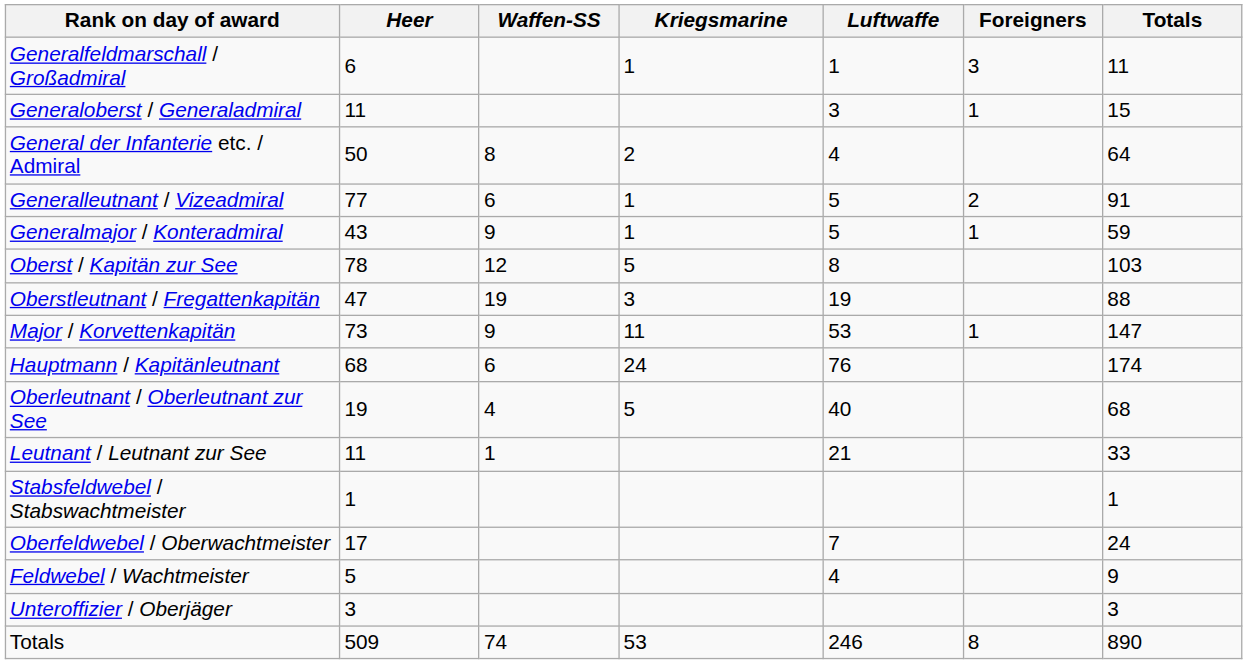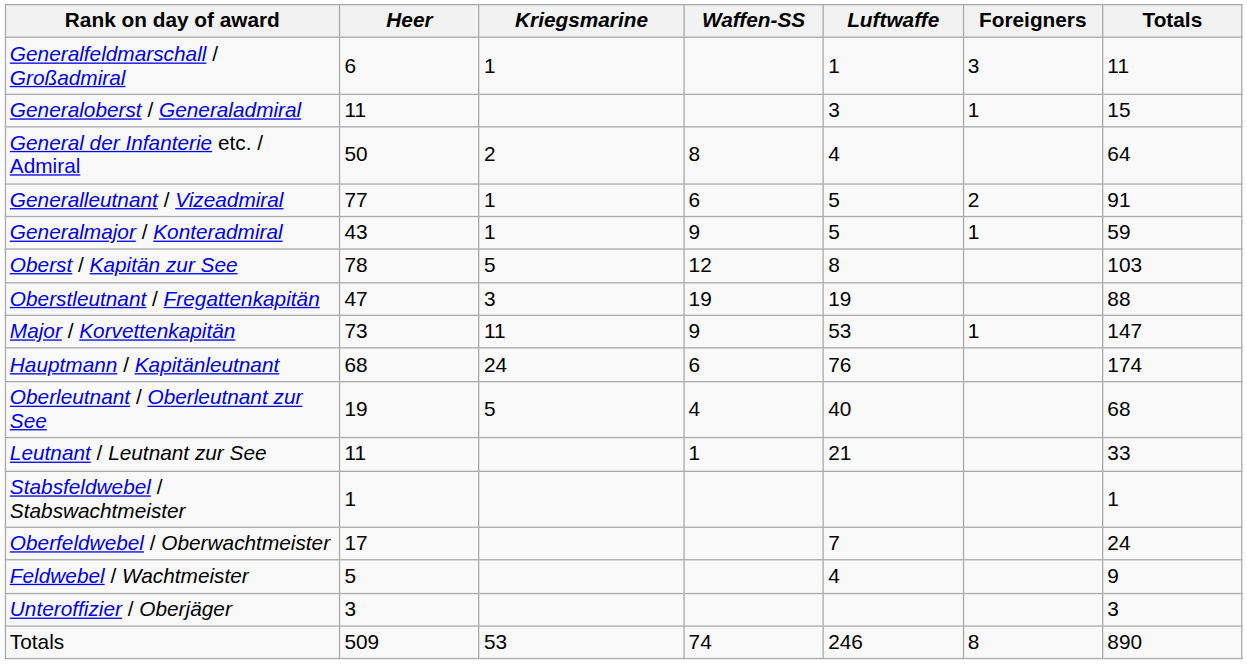columns swapped: (549, 20) <-> (721, 20)
